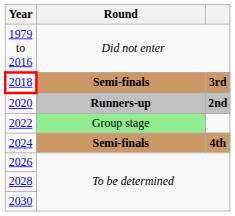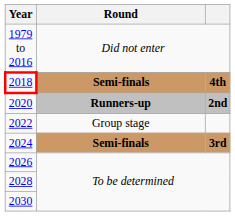(218, 83) 3rd -> (218, 83) 4th
(121, 123) lightgreen background -> (121, 123) no background
(218, 143) 4th -> (218, 143) 3rd
